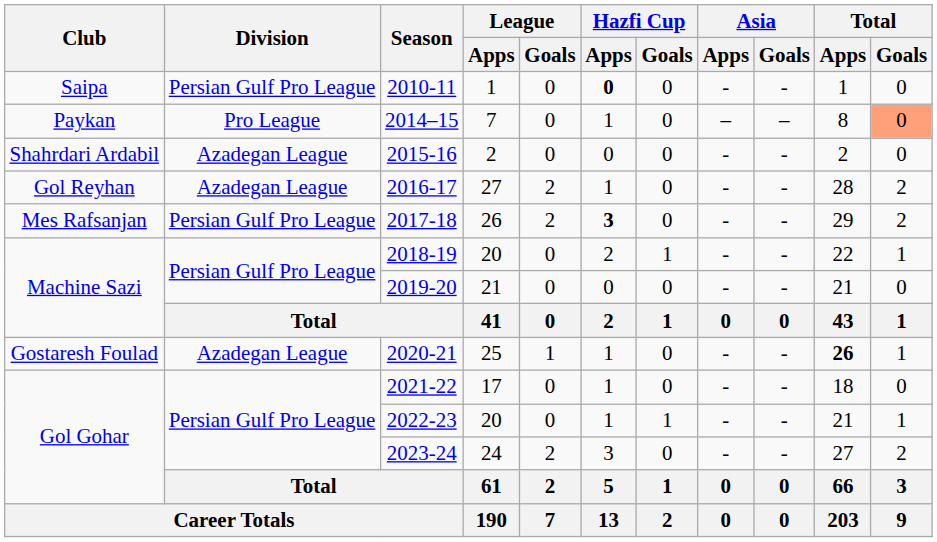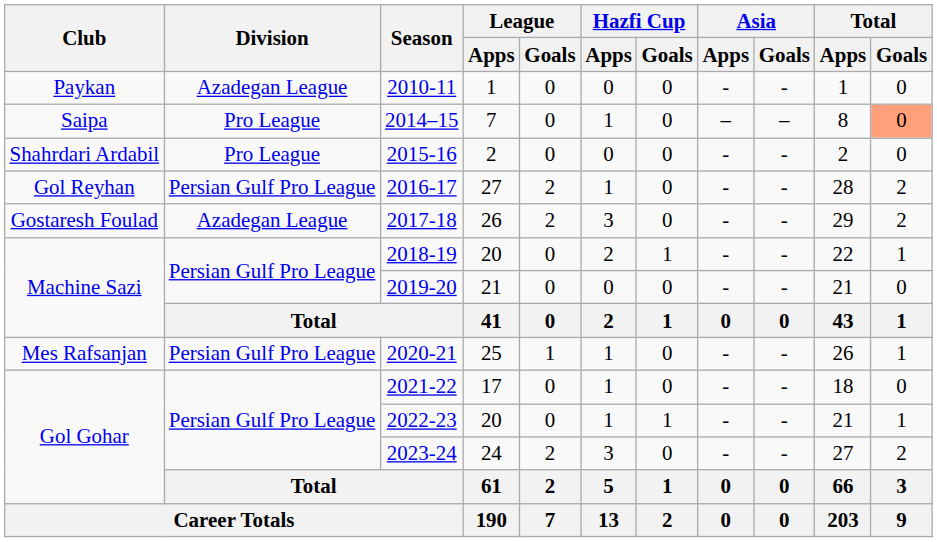(84, 87) Saipa -> (84, 87) Paykan
(272, 87) Persian Gulf Pro League -> (272, 87) Azadegan League
(609, 87) bold -> (609, 87) normal
(84, 120) Paykan -> (84, 120) Saipa
(272, 154) Azadegan League -> (272, 154) Pro League
(272, 187) Azadegan League -> (272, 187) Persian Gulf Pro League
(84, 220) Mes Rafsanjan -> (84, 220) Gostaresh Foulad
(272, 220) Persian Gulf Pro League -> (272, 220) Azadegan League
(609, 220) bold -> (609, 220) normal
(84, 353) Gostaresh Foulad -> (84, 353) Mes Rafsanjan
(272, 353) Azadegan League -> (272, 353) Persian Gulf Pro League
(843, 353) bold -> (843, 353) normal
